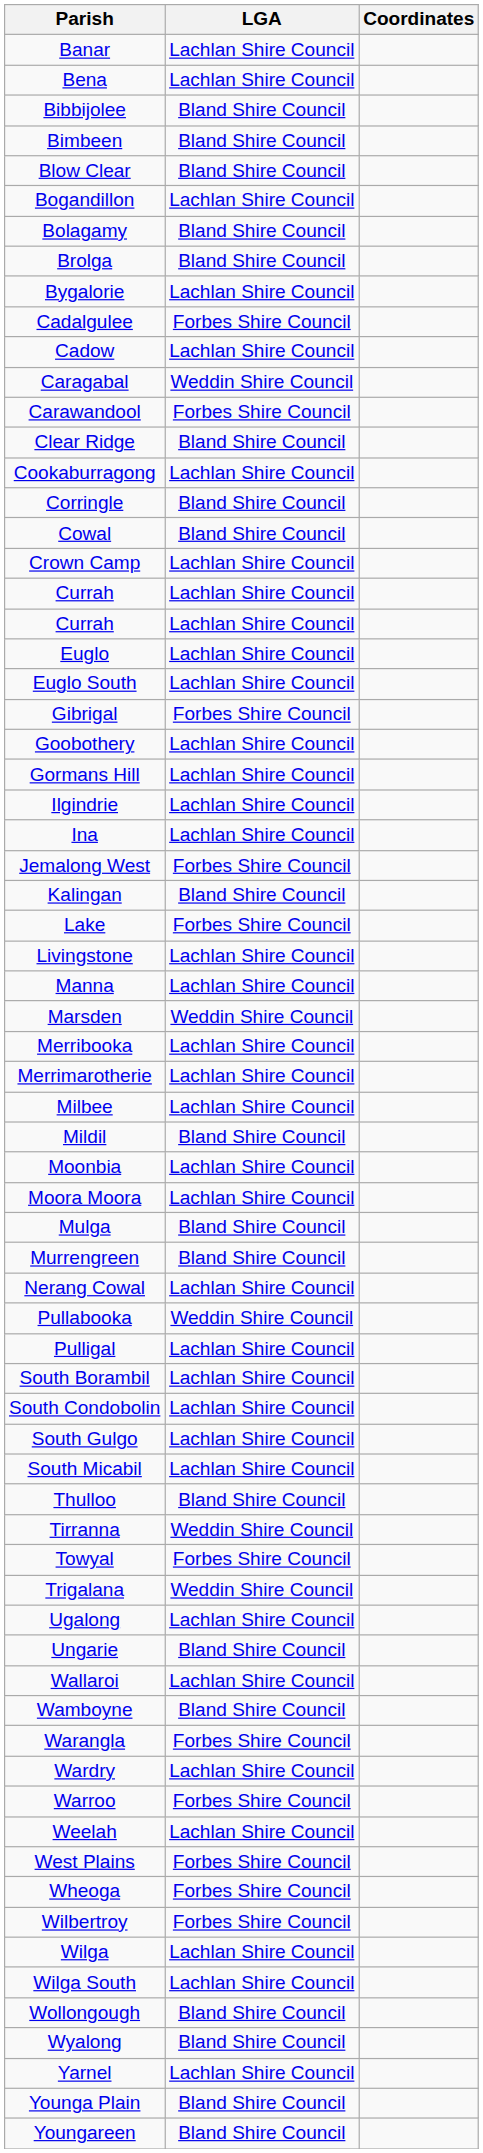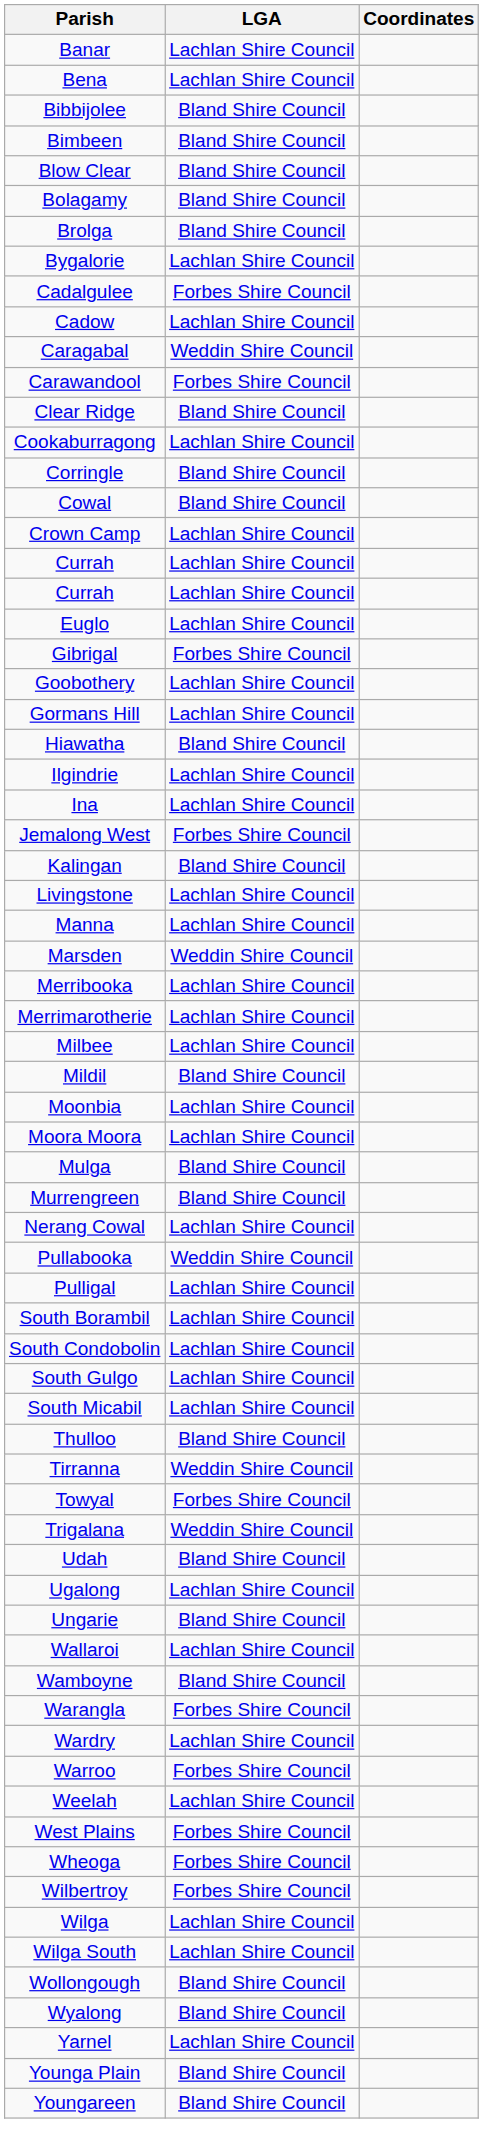- row: (85, 200)
- row: (85, 683)
+ row: (85, 744)
- row: (85, 925)
+ row: (85, 1559)
